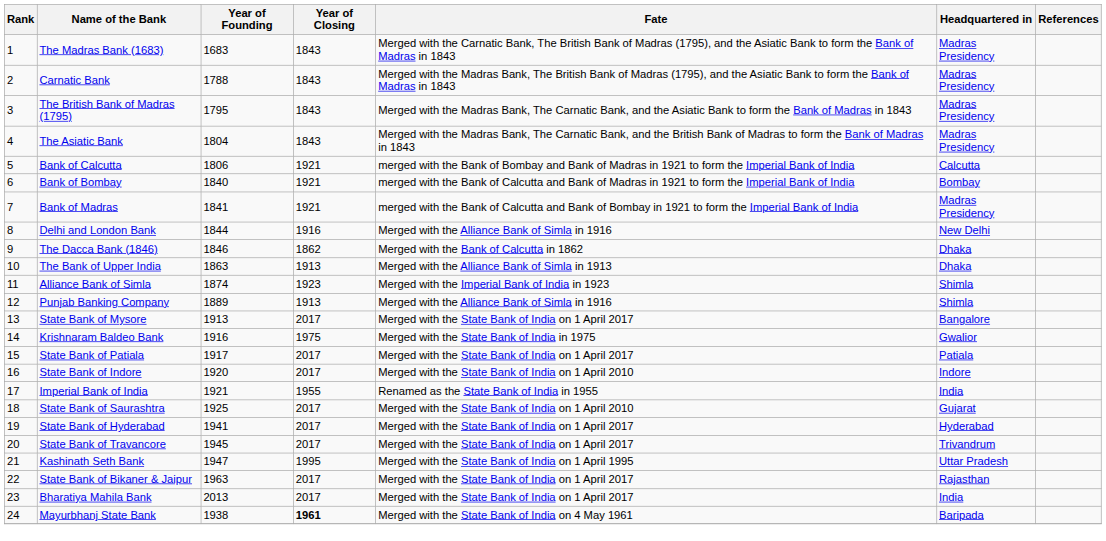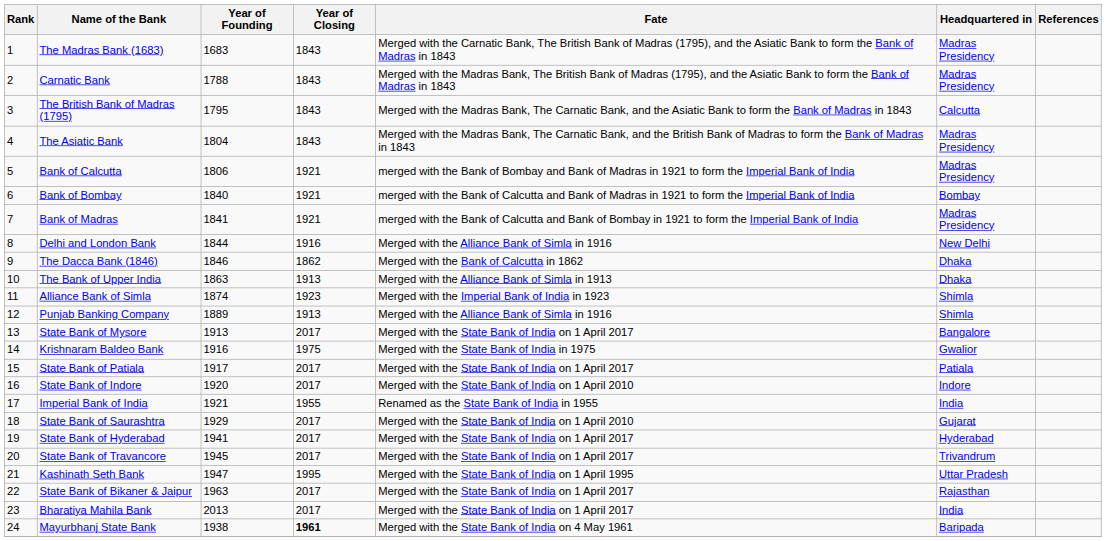(967, 110) Madras Presidency -> (960, 110) Calcutta
(960, 165) Calcutta -> (967, 171) Madras Presidency
(216, 408) 1925 -> (216, 421) 1929
